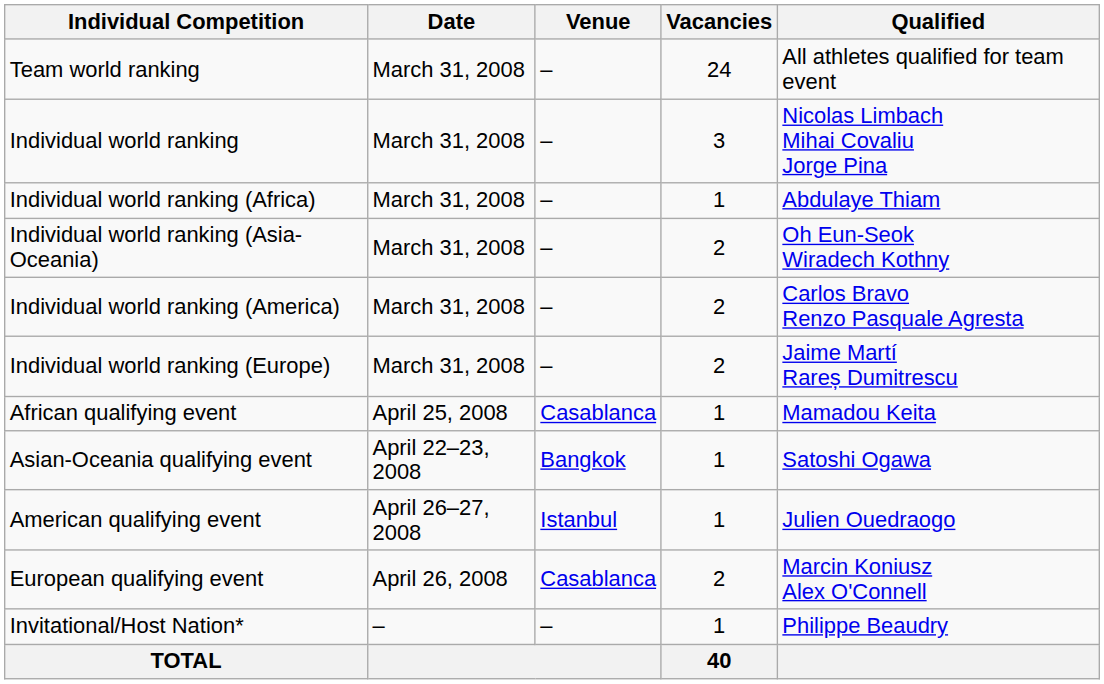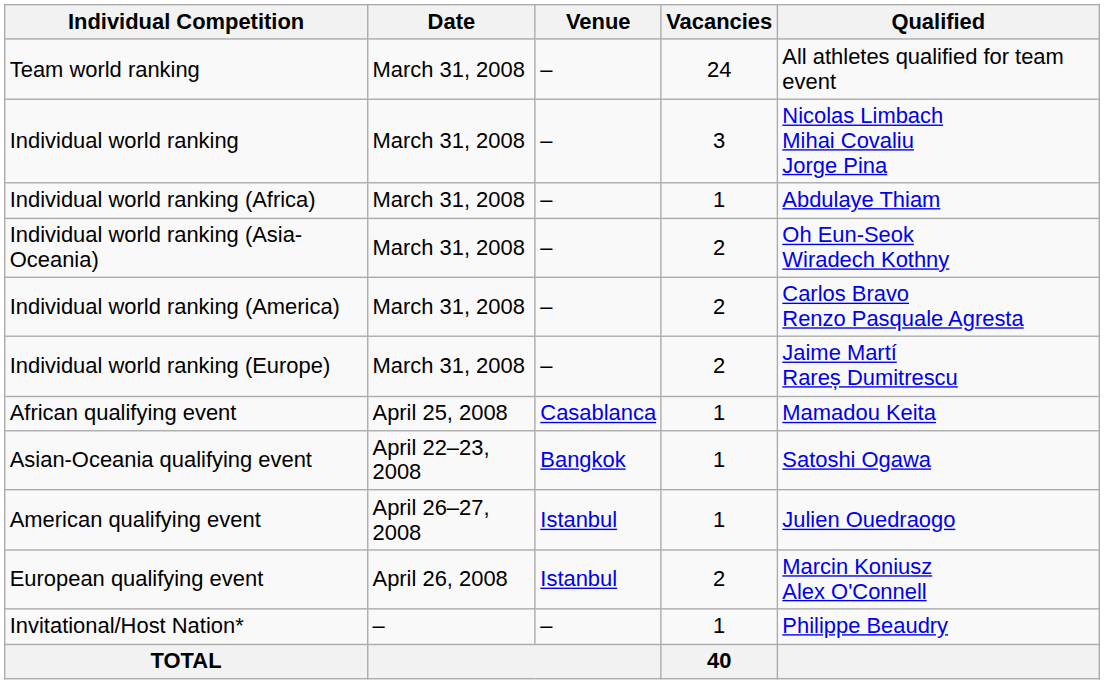(598, 579) Casablanca -> (579, 579) Istanbul
